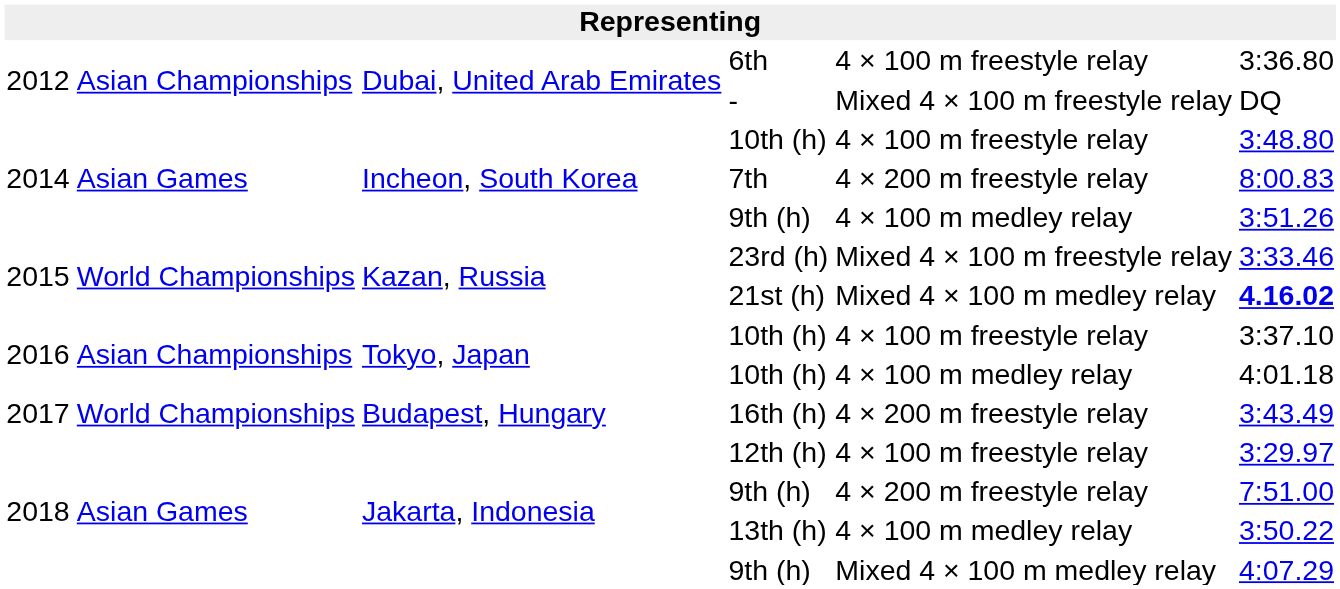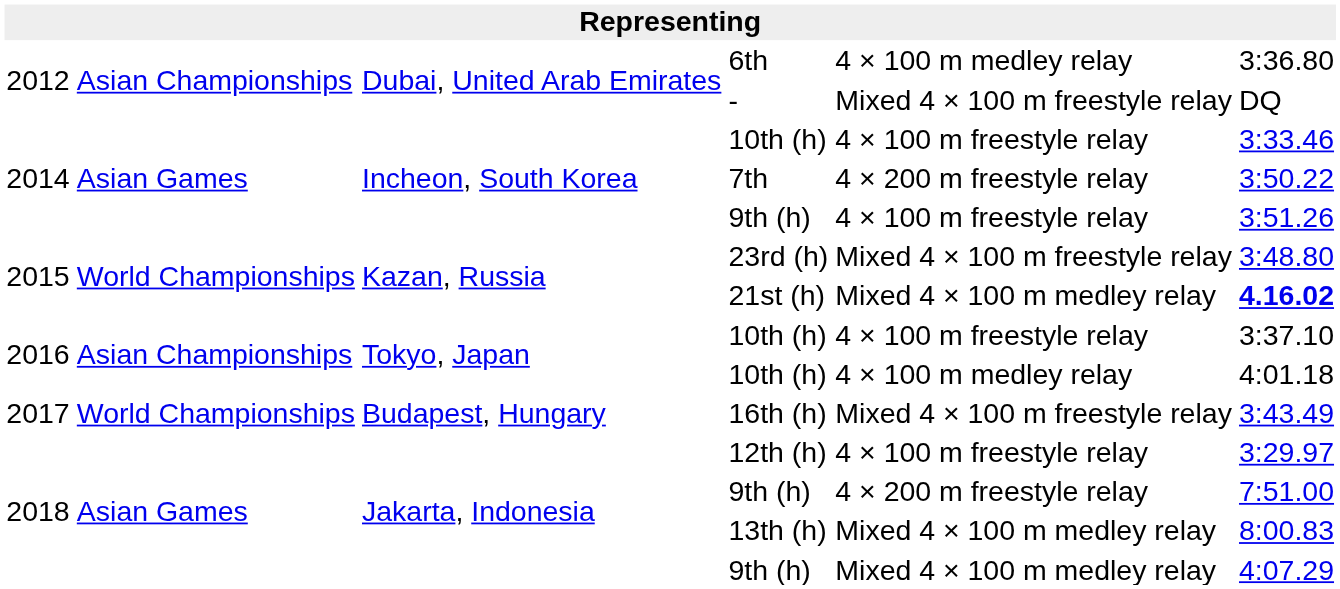(992, 61) 4 × 100 m freestyle relay -> (984, 61) 4 × 100 m medley relay
(1287, 139) 3:48.80 -> (1287, 139) 3:33.46
(1287, 178) 8:00.83 -> (1287, 178) 3:50.22
(984, 217) 4 × 100 m medley relay -> (992, 217) 4 × 100 m freestyle relay
(1287, 256) 3:33.46 -> (1287, 256) 3:48.80
(992, 413) 4 × 200 m freestyle relay -> (1034, 413) Mixed 4 × 100 m freestyle relay
(984, 531) 4 × 100 m medley relay -> (1026, 531) Mixed 4 × 100 m medley relay
(1287, 531) 3:50.22 -> (1287, 531) 8:00.83
